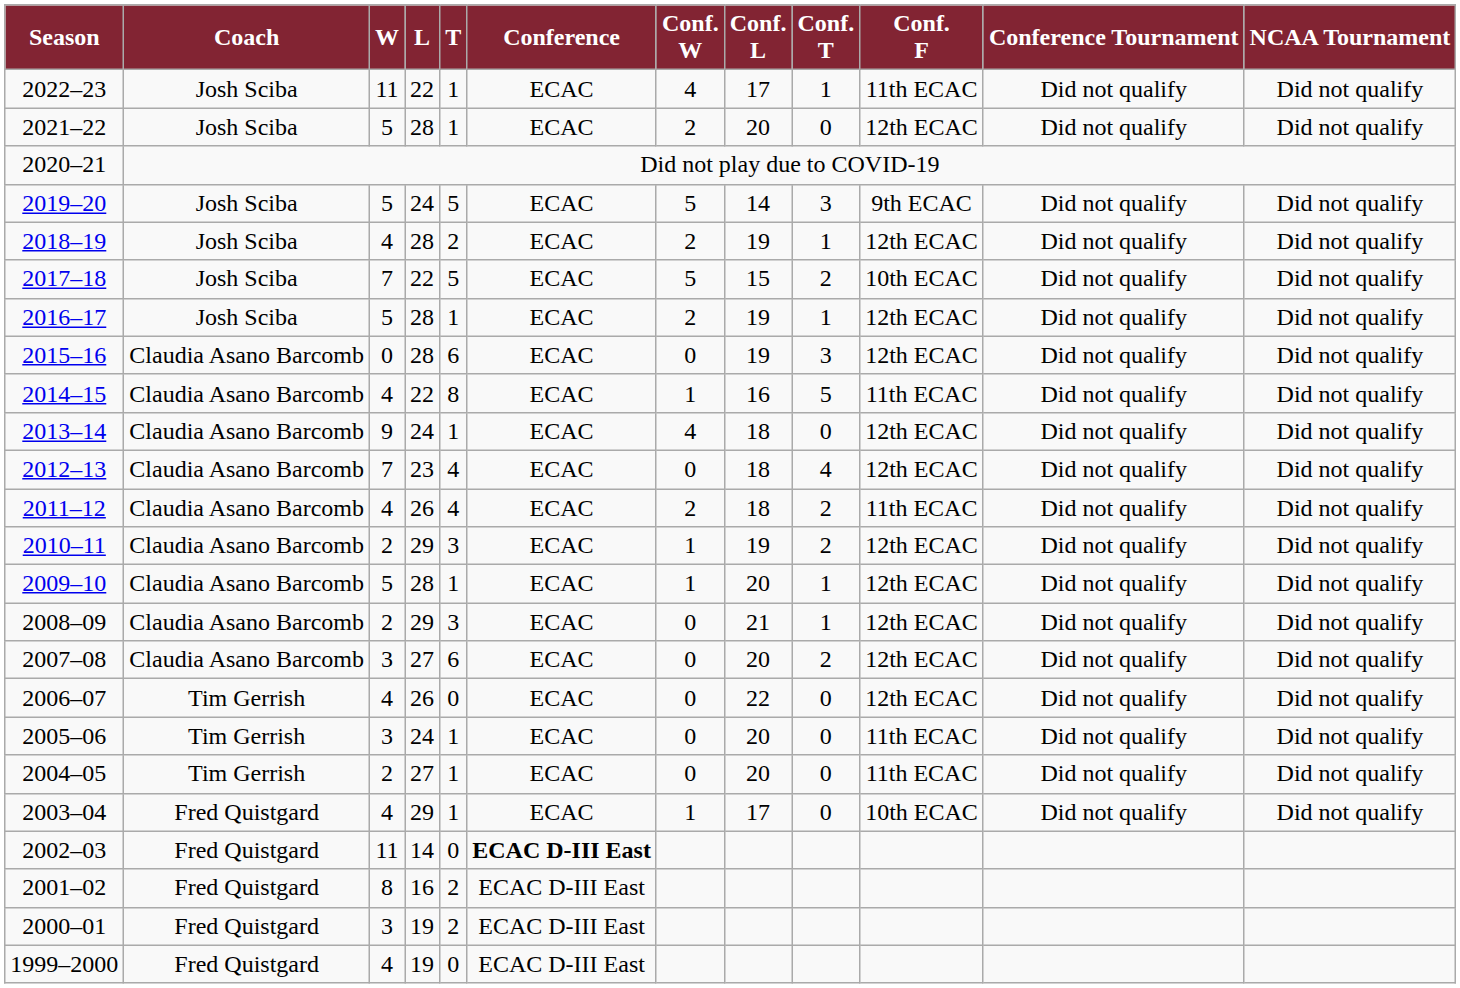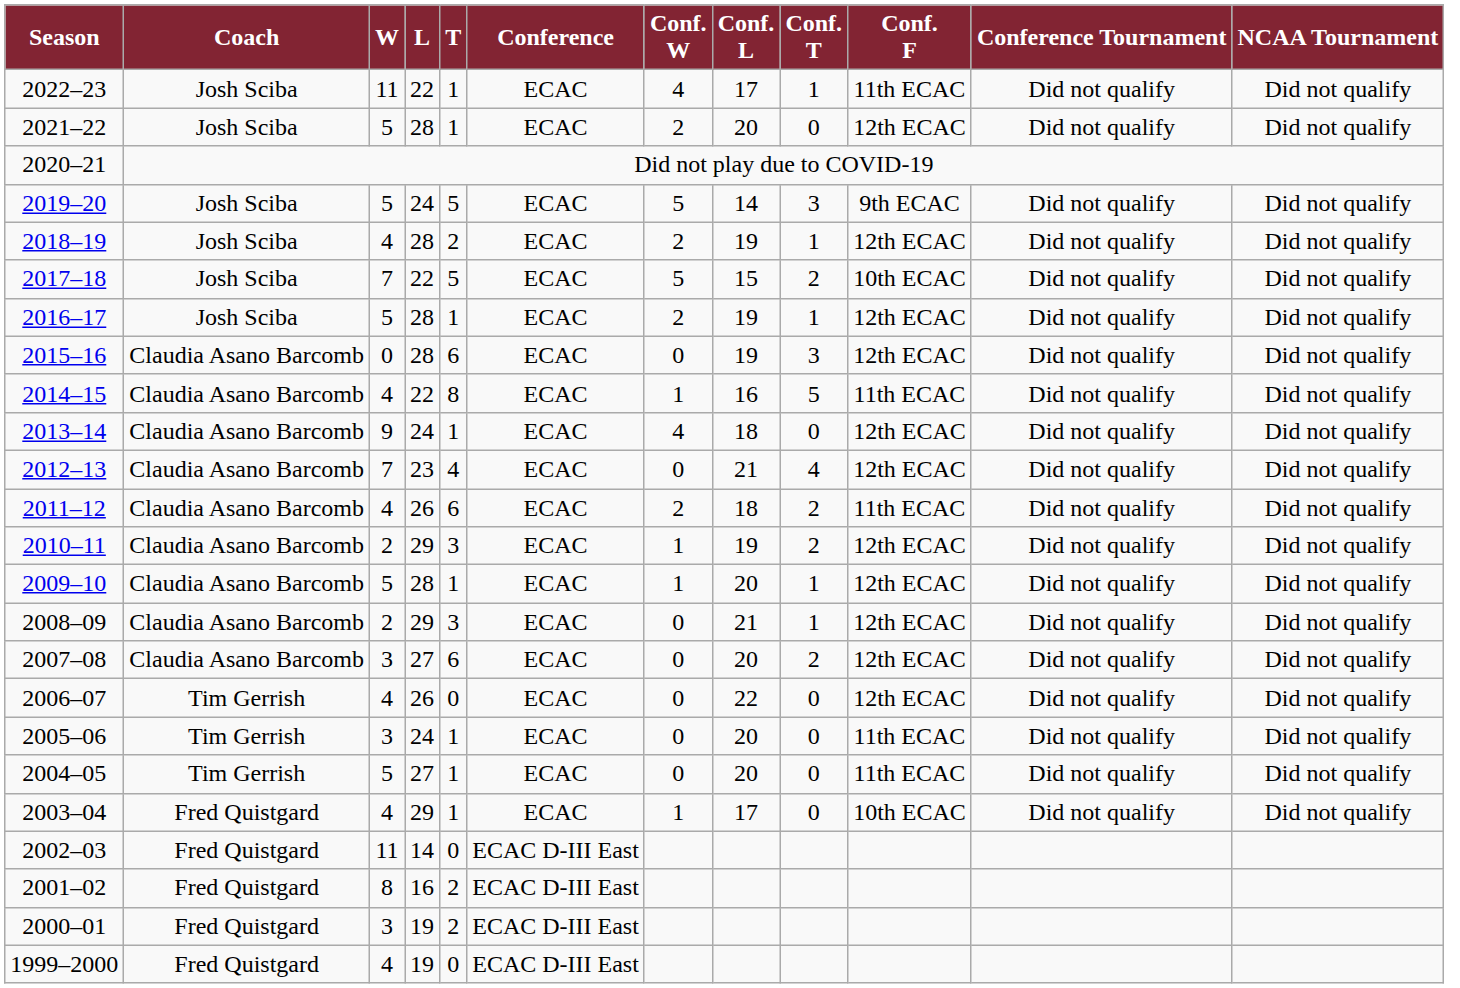(758, 469) 18 -> (746, 469) 21
(453, 507) 4 -> (453, 507) 6
(387, 773) 2 -> (387, 773) 5
(562, 849) bold -> (556, 849) normal
